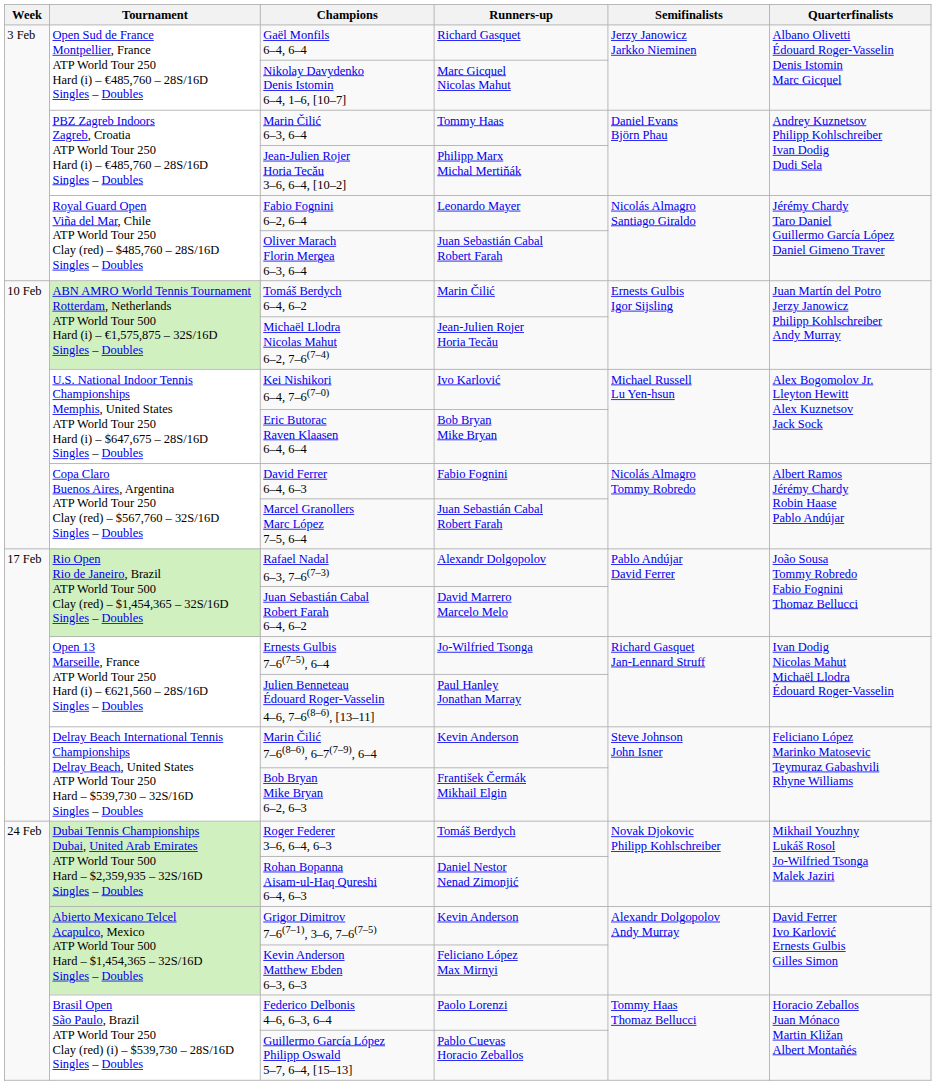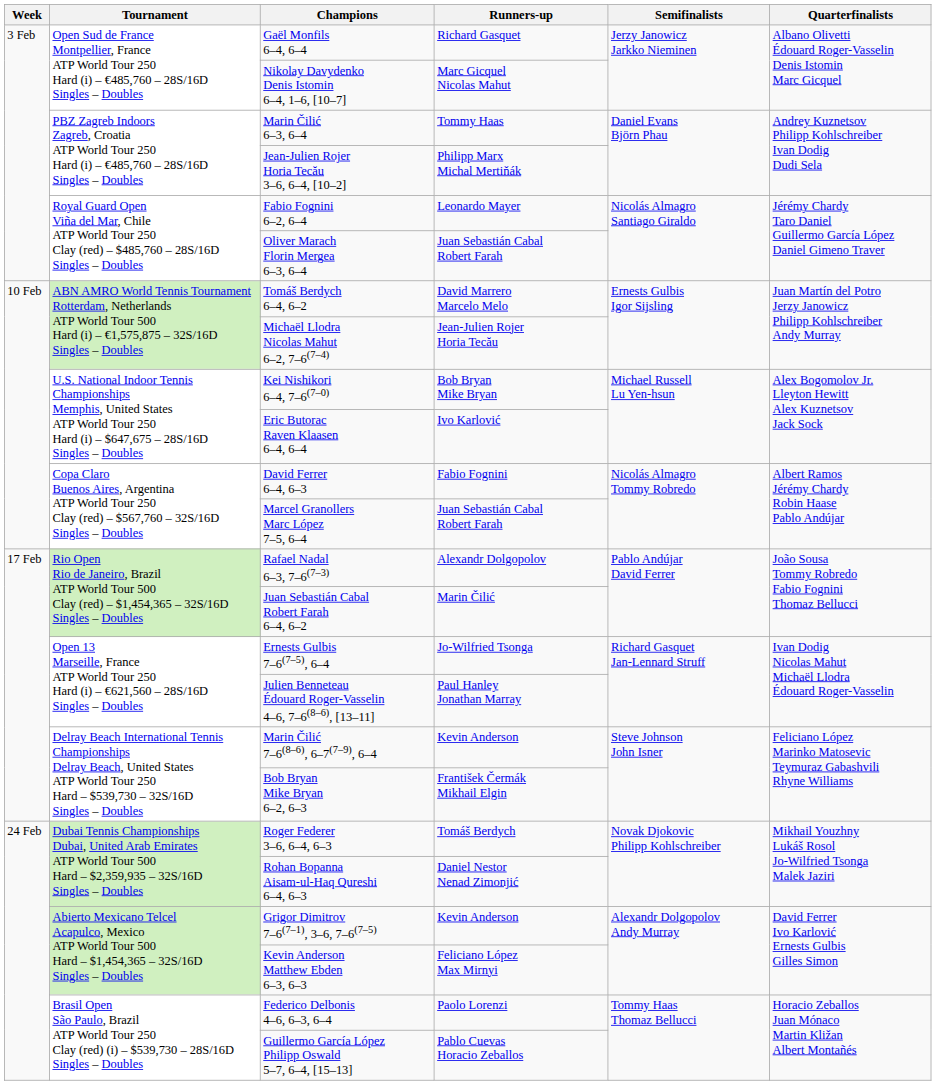(466, 291) Marin Čilić -> (474, 299) David Marrero Marcelo Melo
(469, 379) Ivo Karlović -> (467, 386) Bob Bryan Mike Bryan
(467, 427) Bob Bryan Mike Bryan -> (469, 420) Ivo Karlović
(474, 604) David Marrero Marcelo Melo -> (466, 597) Marin Čilić
